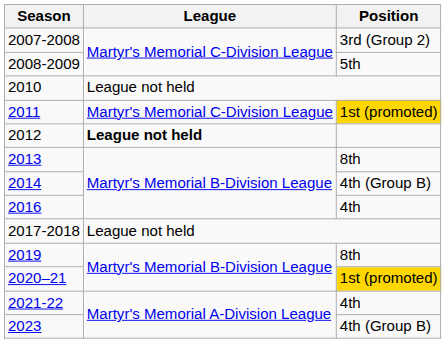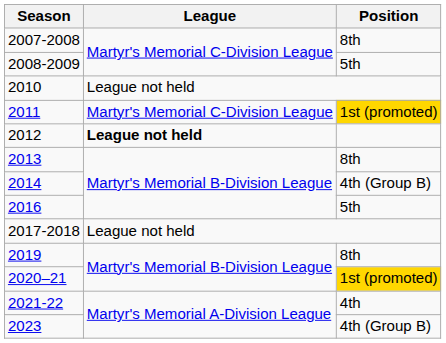(385, 40) 3rd (Group 2) -> (350, 40) 8th
(350, 207) 4th -> (350, 207) 5th
